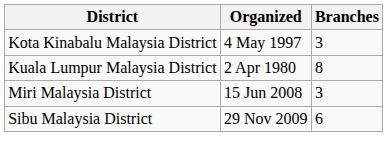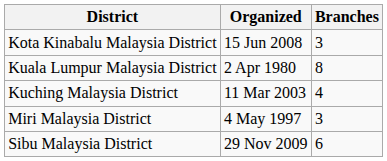(263, 42) 4 May 1997 -> (263, 42) 15 Jun 2008
+ row: (93, 93)
(263, 93) 15 Jun 2008 -> (263, 118) 4 May 1997
